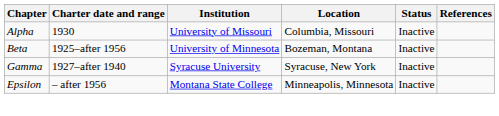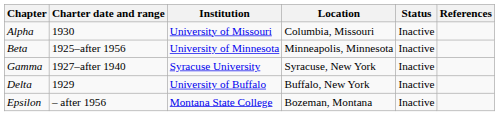(328, 48) Bozeman, Montana -> (339, 48) Minneapolis, Minnesota
+ row: (19, 84)
(339, 84) Minneapolis, Minnesota -> (328, 102) Bozeman, Montana
